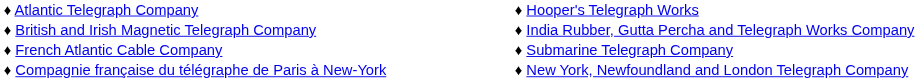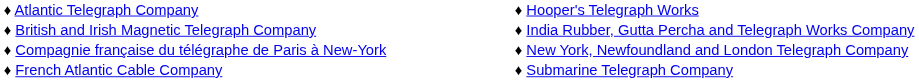rows swapped: (195, 70) <-> (113, 50)
